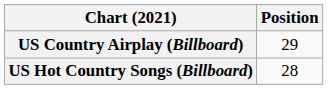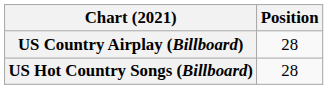(290, 44) 29 -> (290, 44) 28
